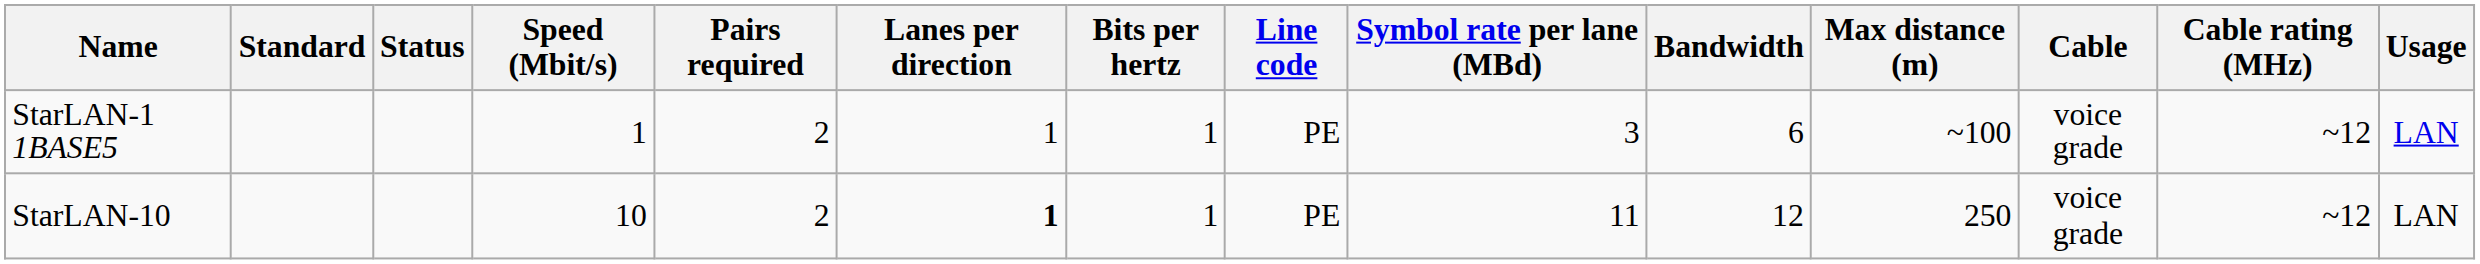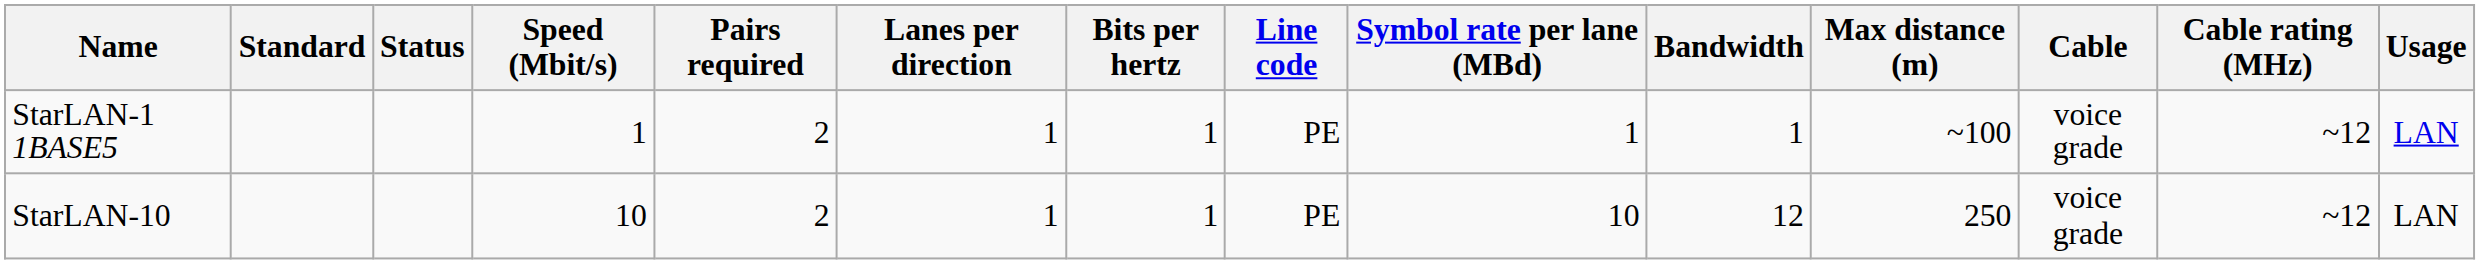(1632, 131) 3 -> (1632, 131) 1
(1796, 131) 6 -> (1796, 131) 1
(1051, 215) bold -> (1051, 215) normal
(1624, 215) 11 -> (1624, 215) 10
